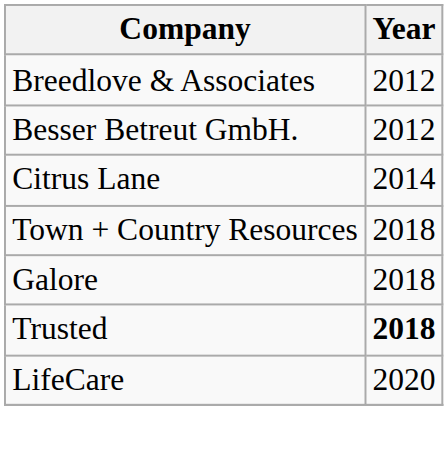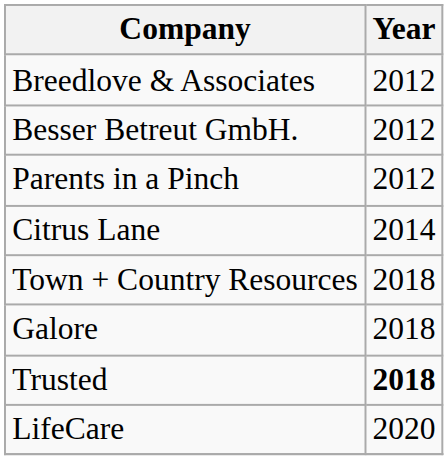+ row: (126, 179)
